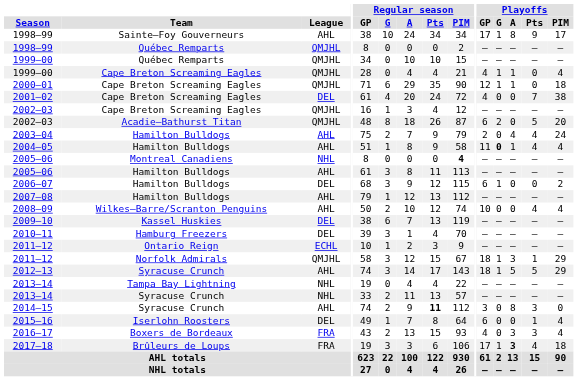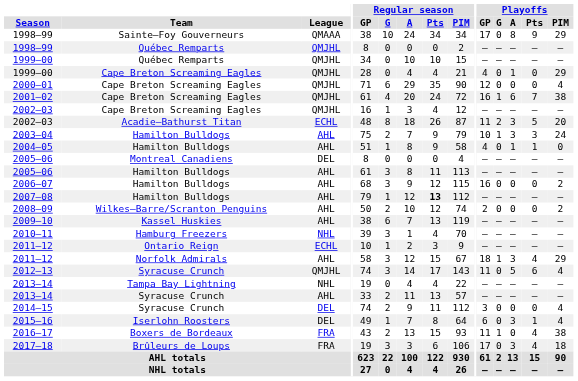(326, 35) AHL -> (326, 35) QMAAA
(499, 35) 1 -> (499, 35) 0
(560, 35) 17 -> (560, 35) 29
(499, 72) 1 -> (499, 72) 0
(560, 72) 4 -> (560, 72) 29
(499, 85) 1 -> (499, 85) 0
(513, 85) 1 -> (513, 85) 0
(560, 85) 18 -> (560, 85) 4
(326, 97) DEL -> (326, 97) QMJHL
(485, 97) 4 -> (485, 97) 16
(499, 97) 0 -> (499, 97) 1
(513, 97) 0 -> (513, 97) 6
(326, 122) QMJHL -> (326, 122) ECHL
(485, 122) 6 -> (485, 122) 11
(513, 122) 0 -> (513, 122) 3
(485, 134) 2 -> (485, 134) 10
(499, 134) 0 -> (499, 134) 1
(513, 134) 4 -> (513, 134) 3
(535, 134) 4 -> (535, 134) 3
(485, 147) 11 -> (485, 147) 4
(499, 147) bold -> (499, 147) normal
(535, 147) 4 -> (535, 147) 1
(560, 147) 4 -> (560, 147) 0
(326, 159) NHL -> (326, 159) DEL
(461, 159) bold -> (461, 159) normal
(326, 184) DEL -> (326, 184) AHL
(485, 184) 6 -> (485, 184) 16
(499, 184) 1 -> (499, 184) 0
(435, 196) normal -> (435, 196) bold
(485, 209) 10 -> (485, 209) 2
(535, 209) 4 -> (535, 209) 0
(560, 209) 4 -> (560, 209) 2
(326, 221) DEL -> (326, 221) AHL
(326, 234) DEL -> (326, 234) NHL
(326, 258) QMJHL -> (326, 258) AHL
(535, 258) 1 -> (535, 258) 4
(326, 271) AHL -> (326, 271) QMJHL
(485, 271) 18 -> (485, 271) 11
(499, 271) 1 -> (499, 271) 0
(535, 271) 5 -> (535, 271) 6
(560, 271) 29 -> (560, 271) 4
(326, 296) NHL -> (326, 296) AHL
(326, 308) AHL -> (326, 308) DEL
(435, 308) bold -> (435, 308) normal
(513, 308) 8 -> (513, 308) 0
(535, 308) 3 -> (535, 308) 0
(560, 308) 0 -> (560, 308) 4
(513, 320) 0 -> (513, 320) 3
(485, 333) 4 -> (485, 333) 11
(499, 333) 0 -> (499, 333) 1
(513, 333) 3 -> (513, 333) 0
(535, 333) 3 -> (535, 333) 4
(560, 333) 4 -> (560, 333) 38
(499, 345) 1 -> (499, 345) 0
(513, 345) bold -> (513, 345) normal
